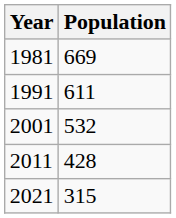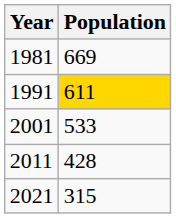(80, 91) no background -> (80, 91) gold background
(80, 126) 532 -> (80, 126) 533
